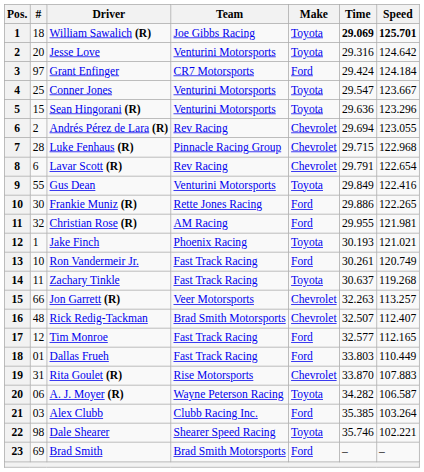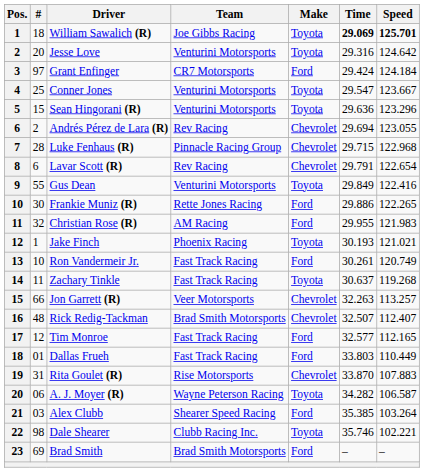(398, 223) 121.981 -> (398, 223) 121.983
(216, 414) Clubb Racing Inc. -> (224, 414) Shearer Speed Racing
(224, 433) Shearer Speed Racing -> (216, 433) Clubb Racing Inc.
